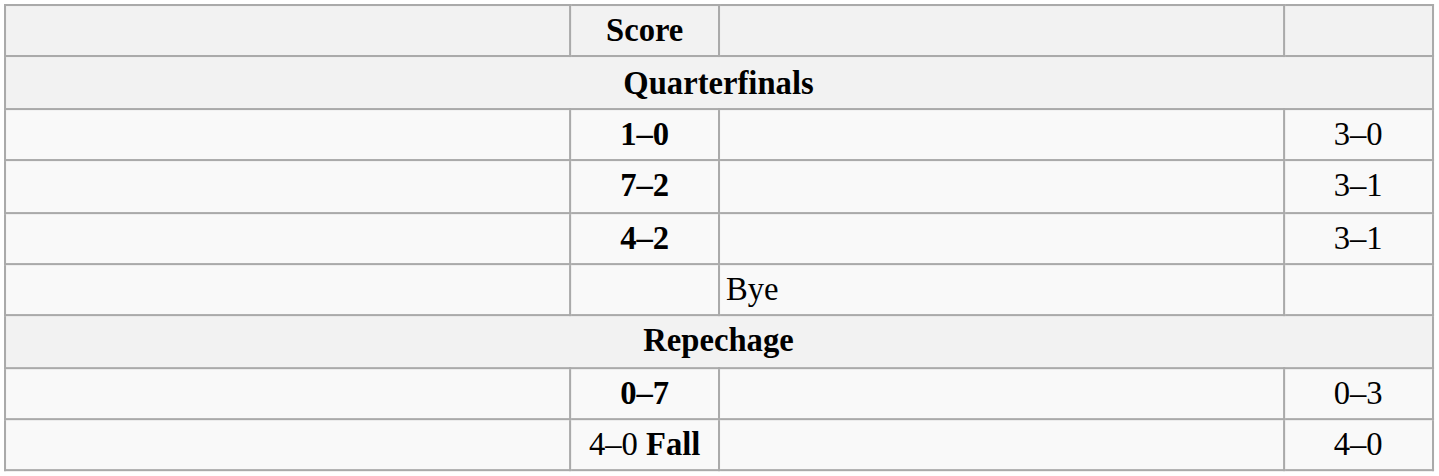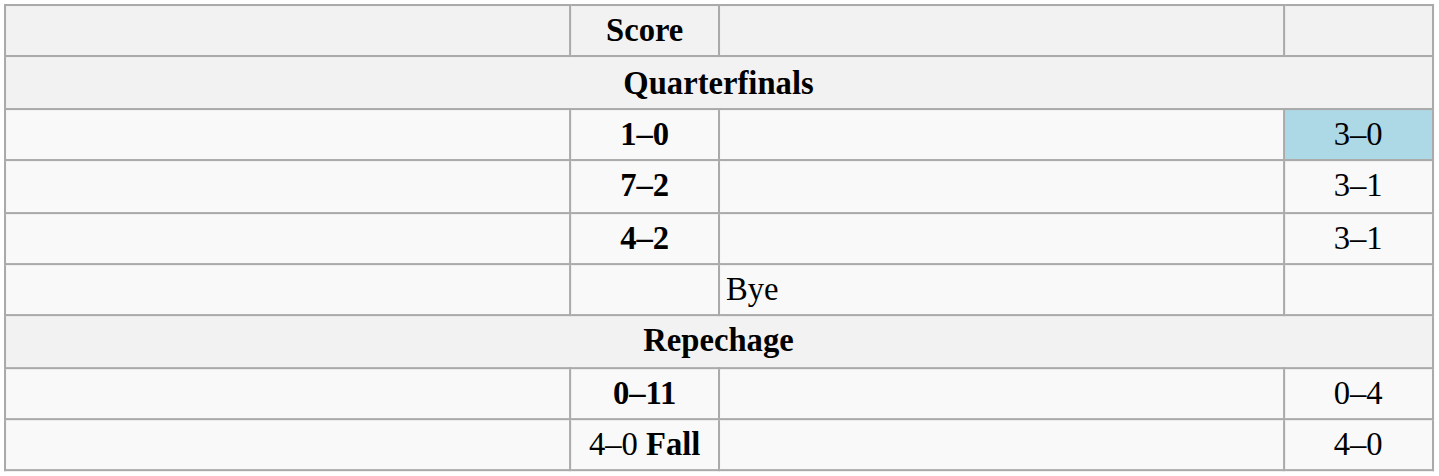(1358, 133) no background -> (1358, 133) lightblue background
- row: (645, 392)
+ row: (645, 392)
